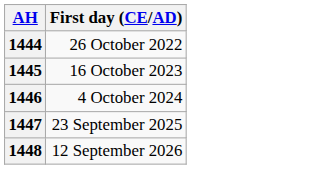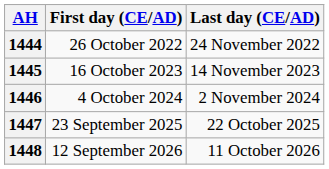+ column: (255, 17)
